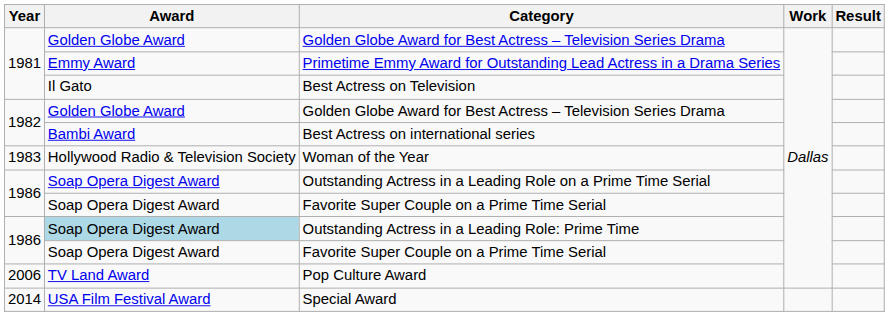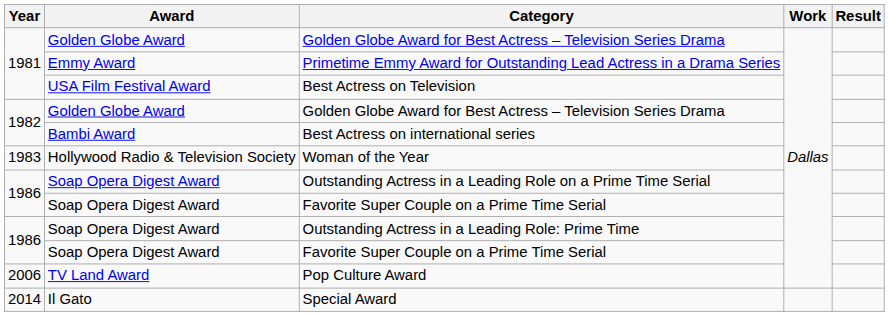(70, 87) Il Gato -> (129, 87) USA Film Festival Award
(134, 228) lightblue background -> (134, 228) no background
(129, 299) USA Film Festival Award -> (70, 299) Il Gato
